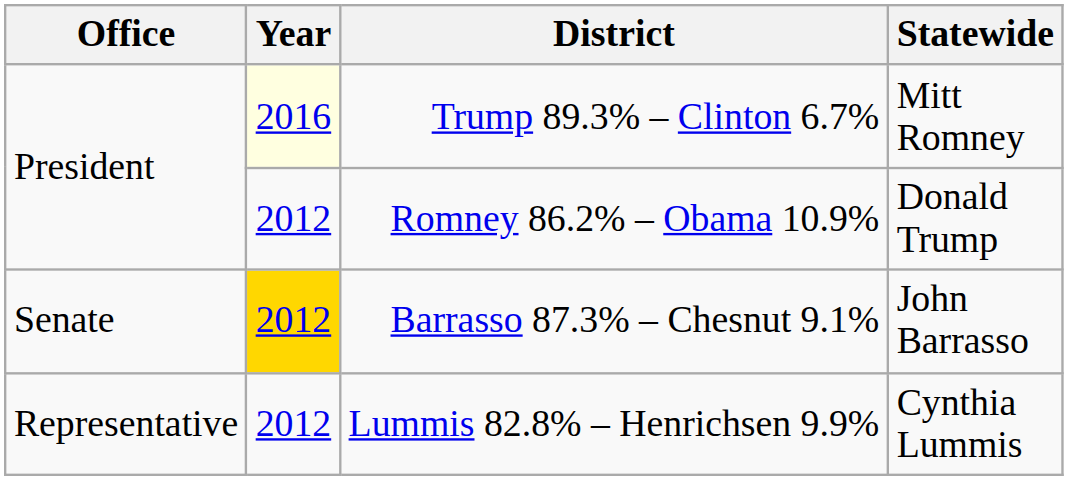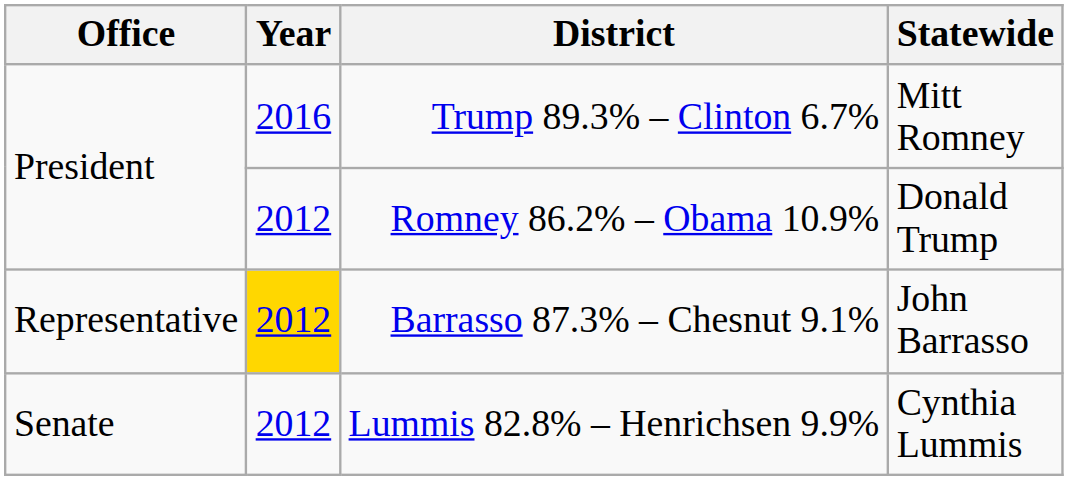(293, 115) lightyellow background -> (293, 115) no background
(64, 320) Senate -> (126, 320) Representative
(126, 422) Representative -> (64, 422) Senate
